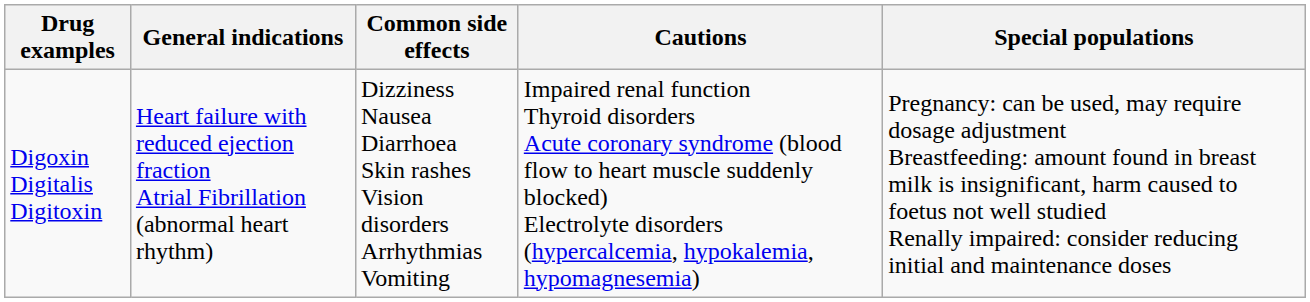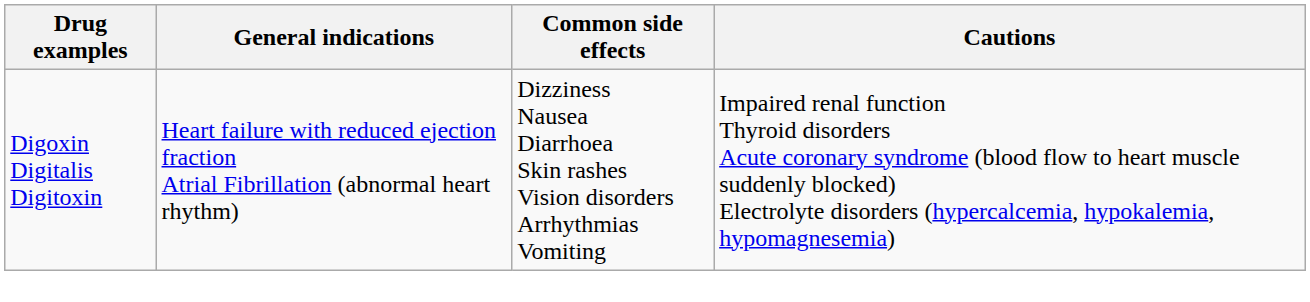- column: (1094, 37)
